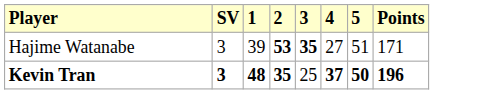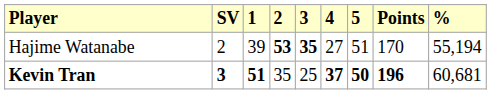+ column: (442, 18)
(221, 46) 3 -> (221, 46) 2
(391, 46) 171 -> (391, 46) 170
(256, 74) 48 -> (256, 74) 51
(282, 74) bold -> (282, 74) normal
